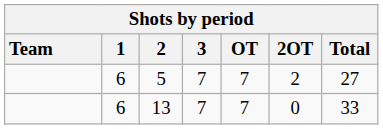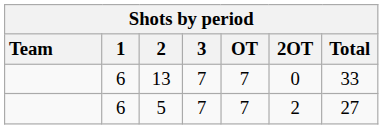rows swapped: (161, 78) <-> (161, 108)
